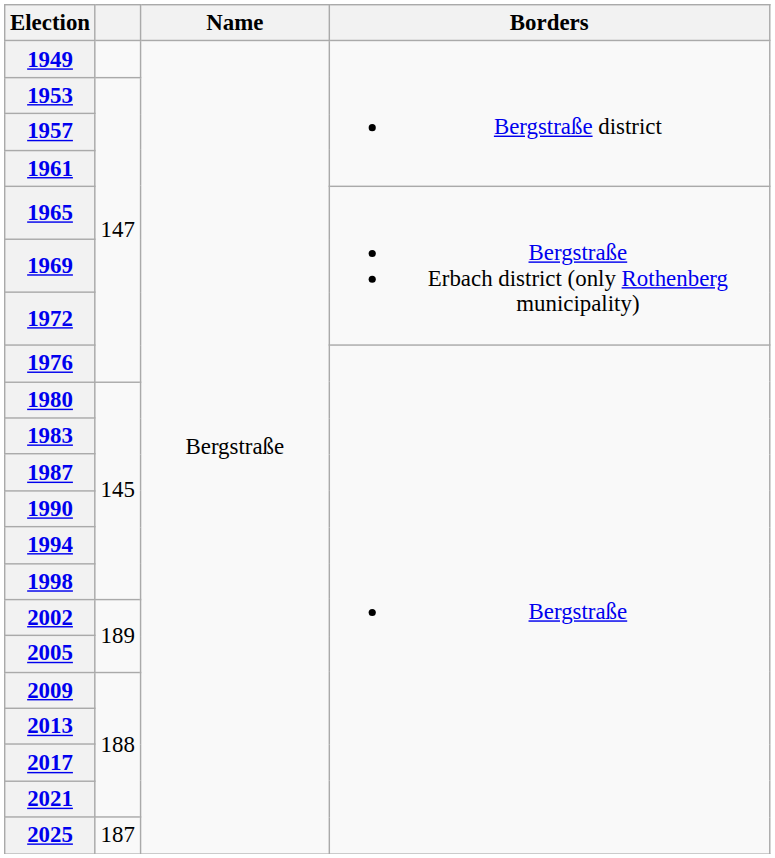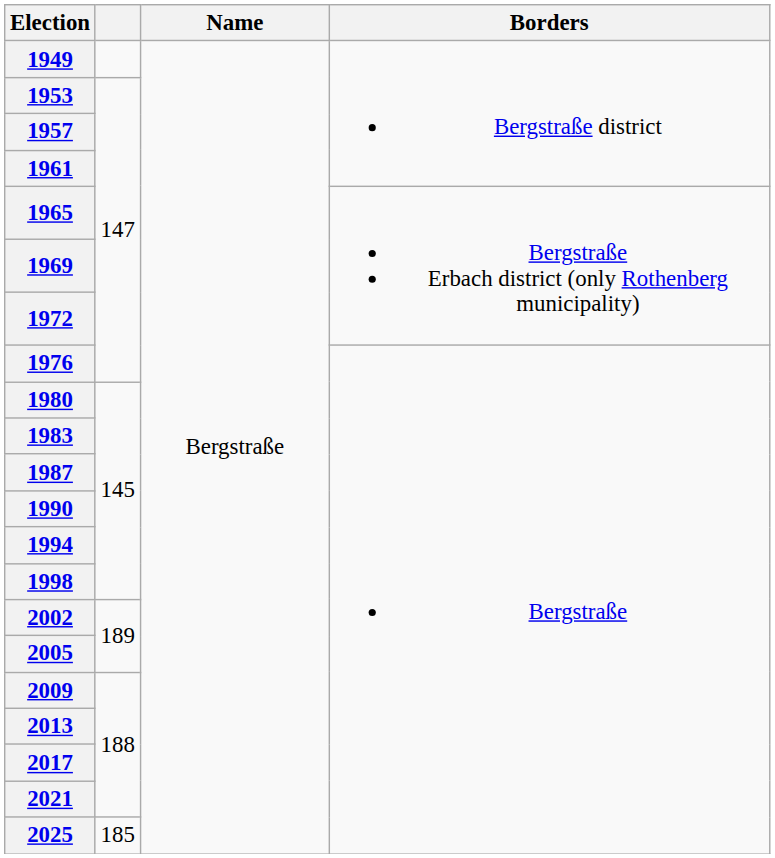(118, 835) 187 -> (118, 835) 185
